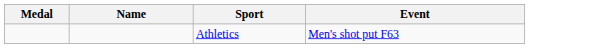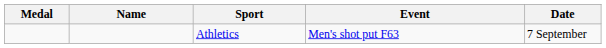+ column: (563, 14)
